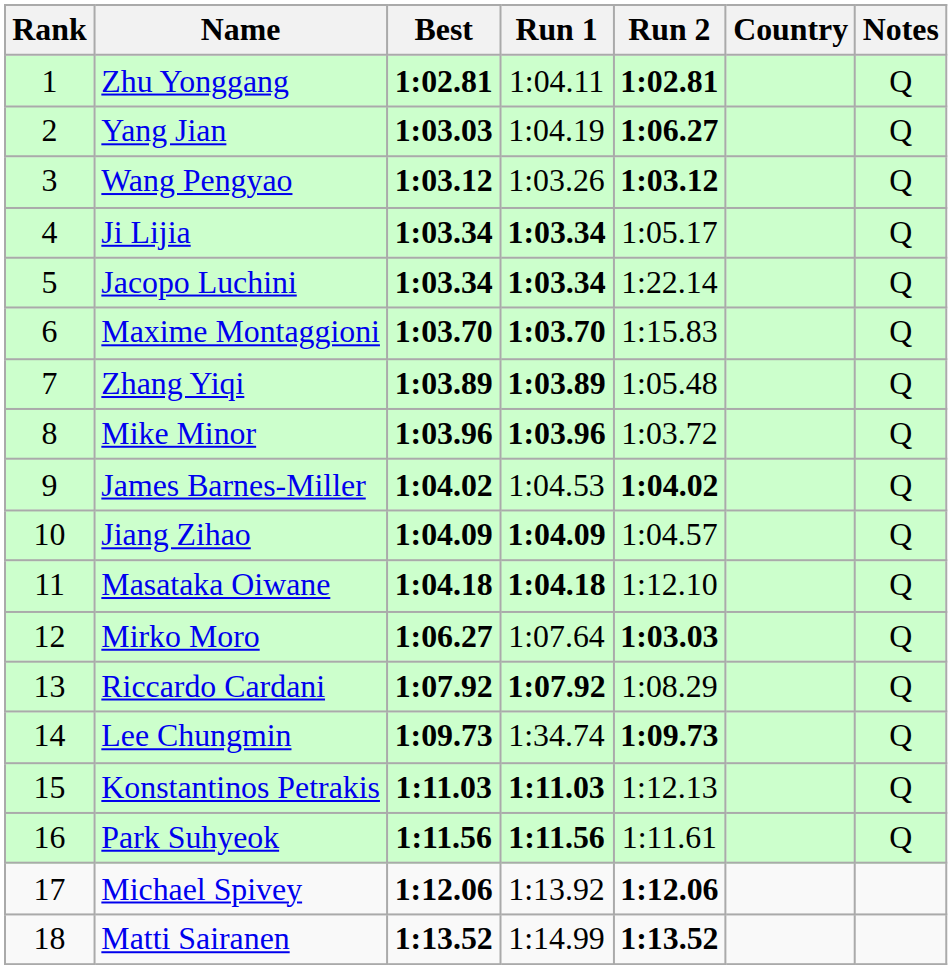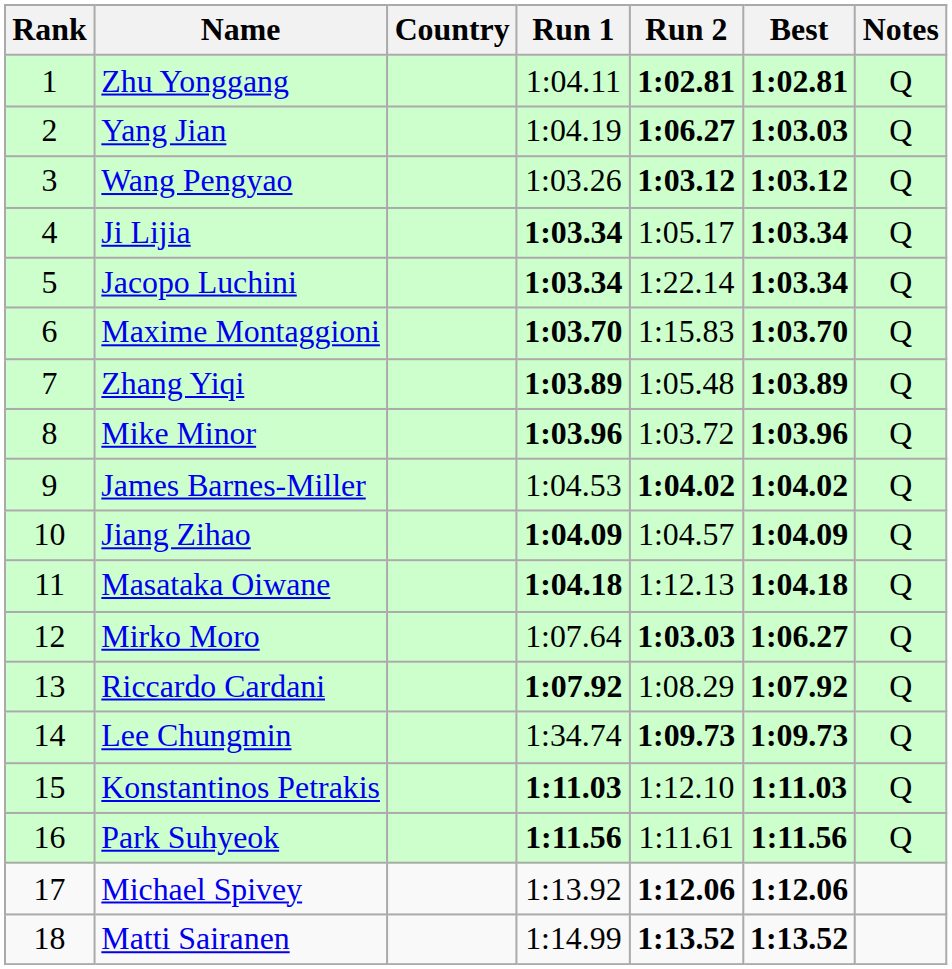columns swapped: (791, 29) <-> (444, 29)
(669, 585) 1:12.10 -> (686, 585) 1:12.13
(669, 787) 1:12.13 -> (686, 787) 1:12.10
